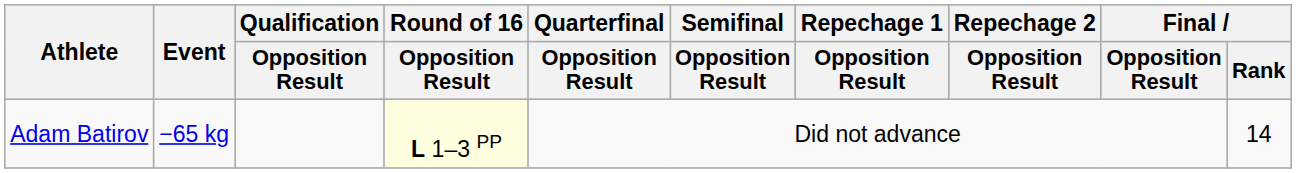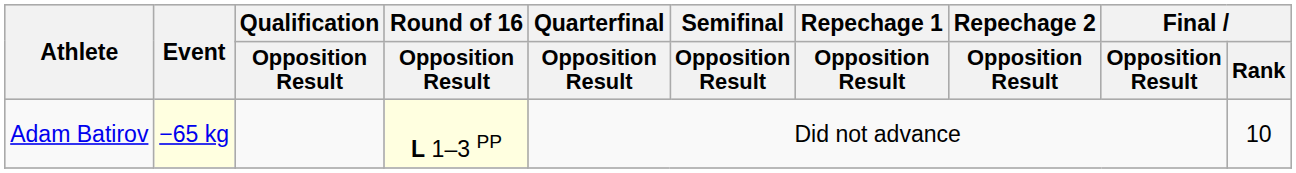(194, 134) no background -> (194, 134) lightyellow background
(1259, 134) 14 -> (1259, 134) 10
